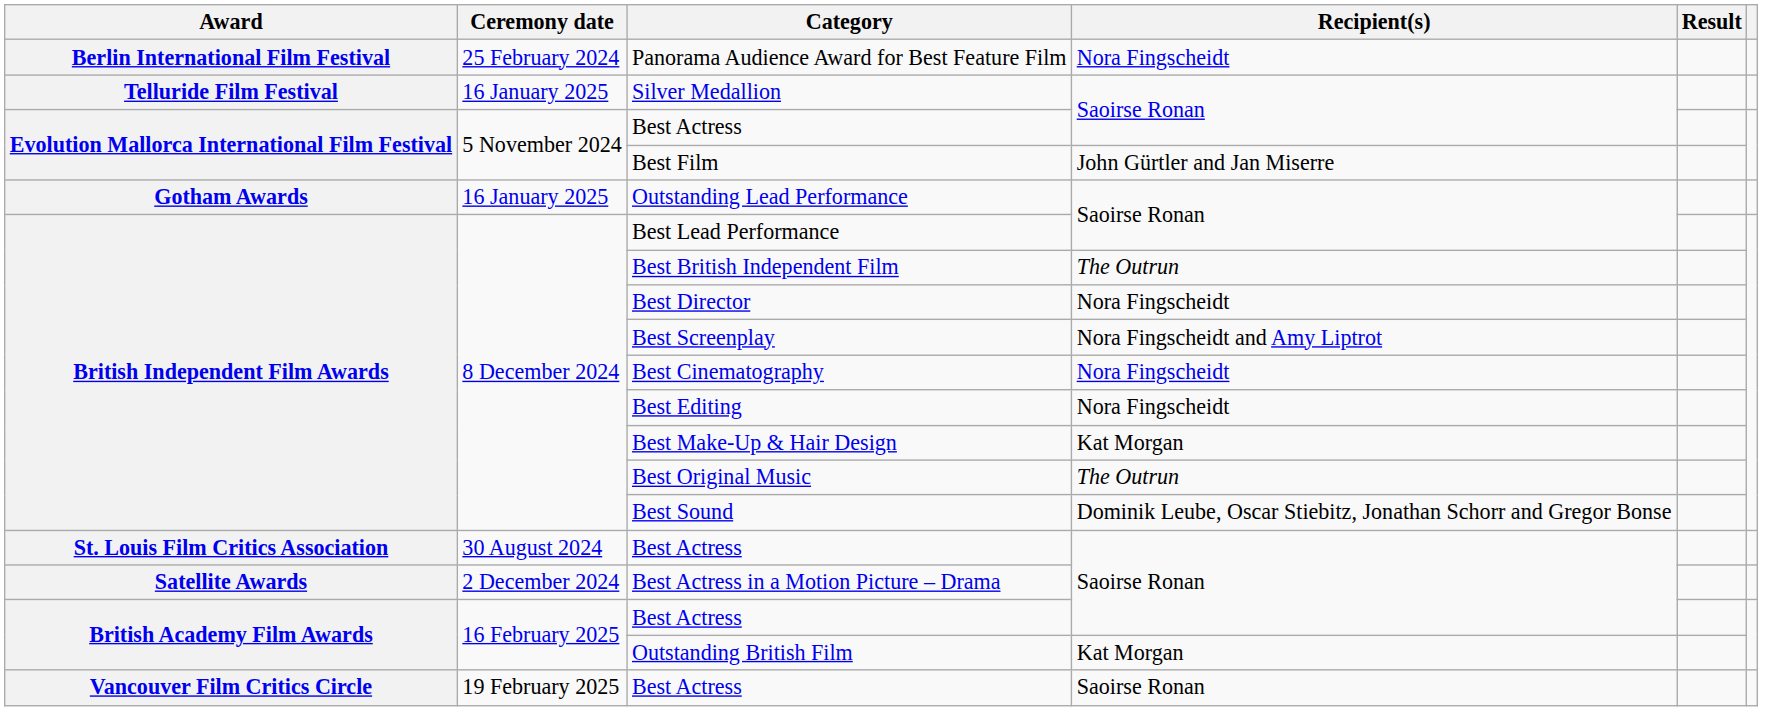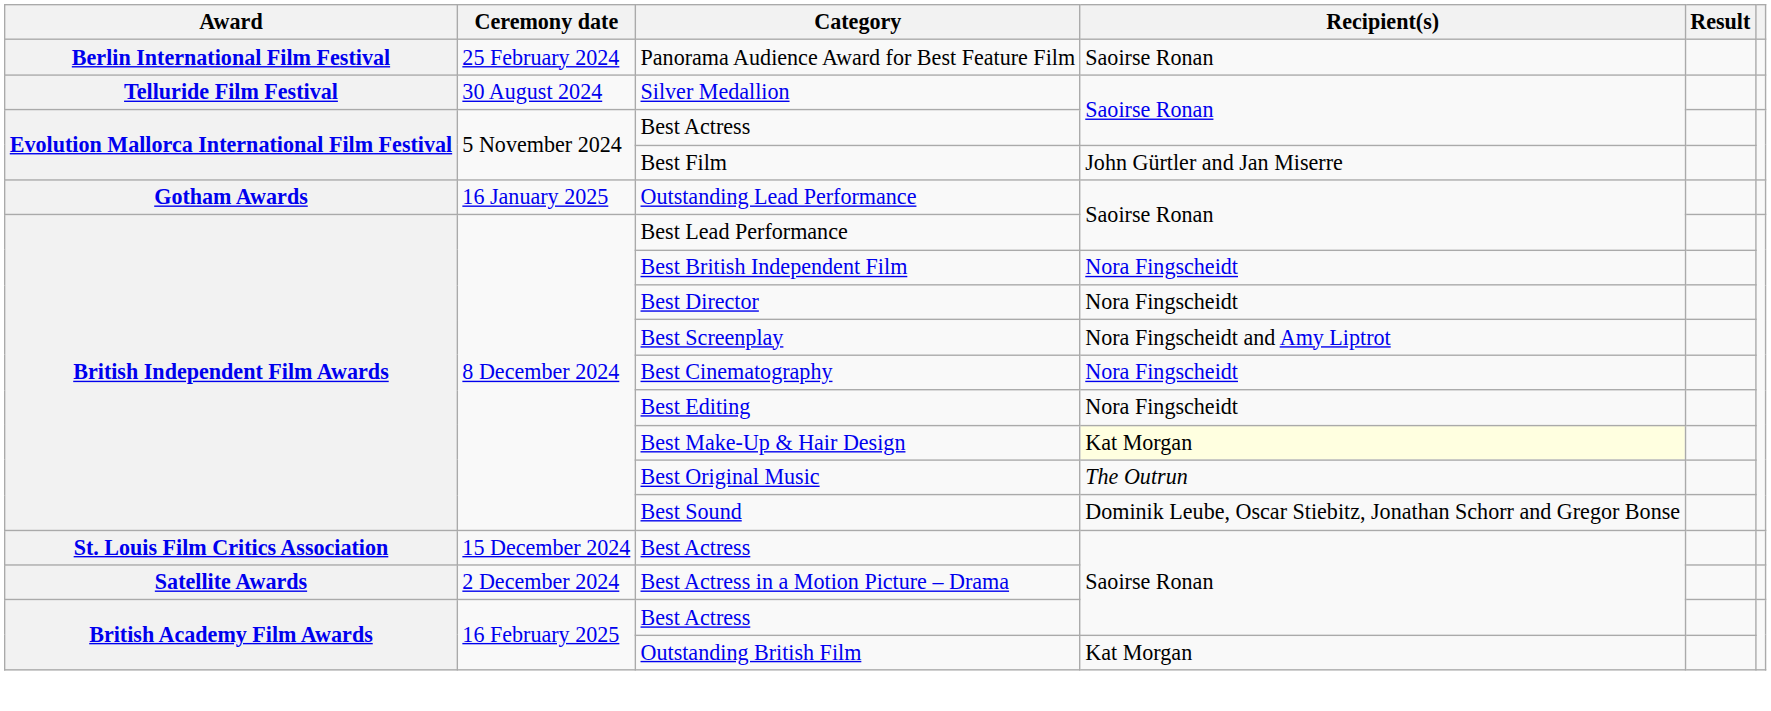(1153, 57) Nora Fingscheidt -> (1149, 57) Saoirse Ronan
(535, 92) 16 January 2025 -> (532, 92) 30 August 2024
(1128, 267) The Outrun -> (1162, 267) Nora Fingscheidt
(1130, 442) no background -> (1139, 442) lightyellow background
(532, 547) 30 August 2024 -> (546, 547) 15 December 2024
- row: (231, 687)
